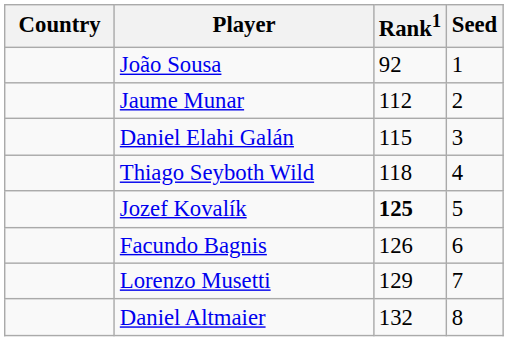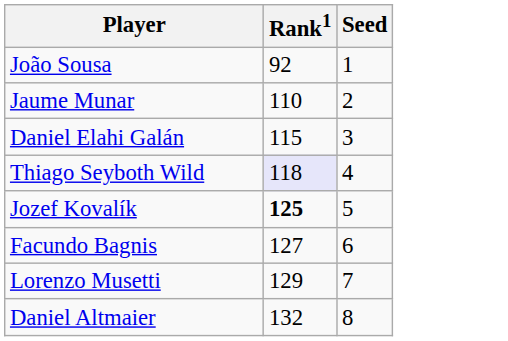- column: (60, 25)
(395, 100) 112 -> (286, 100) 110
(395, 172) no background -> (286, 172) lavender background
(396, 244) 126 -> (286, 244) 127
